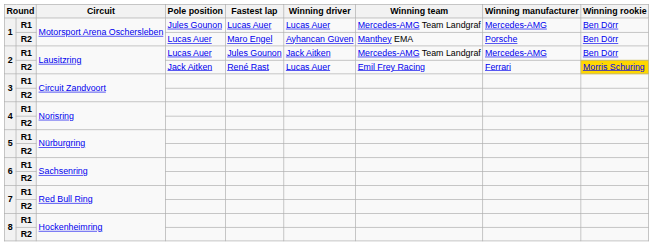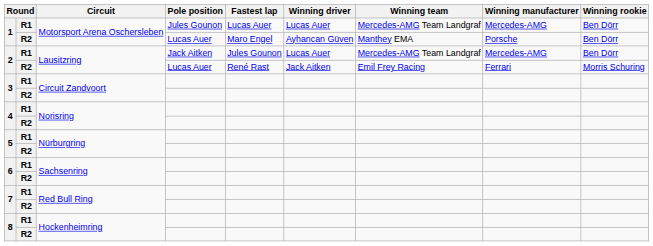(190, 53) Lucas Auer -> (190, 53) Jack Aitken
(308, 53) Jack Aitken -> (308, 53) Lucas Auer
(190, 67) Jack Aitken -> (190, 67) Lucas Auer
(308, 67) Lucas Auer -> (308, 67) Jack Aitken
(614, 67) gold background -> (614, 67) no background
